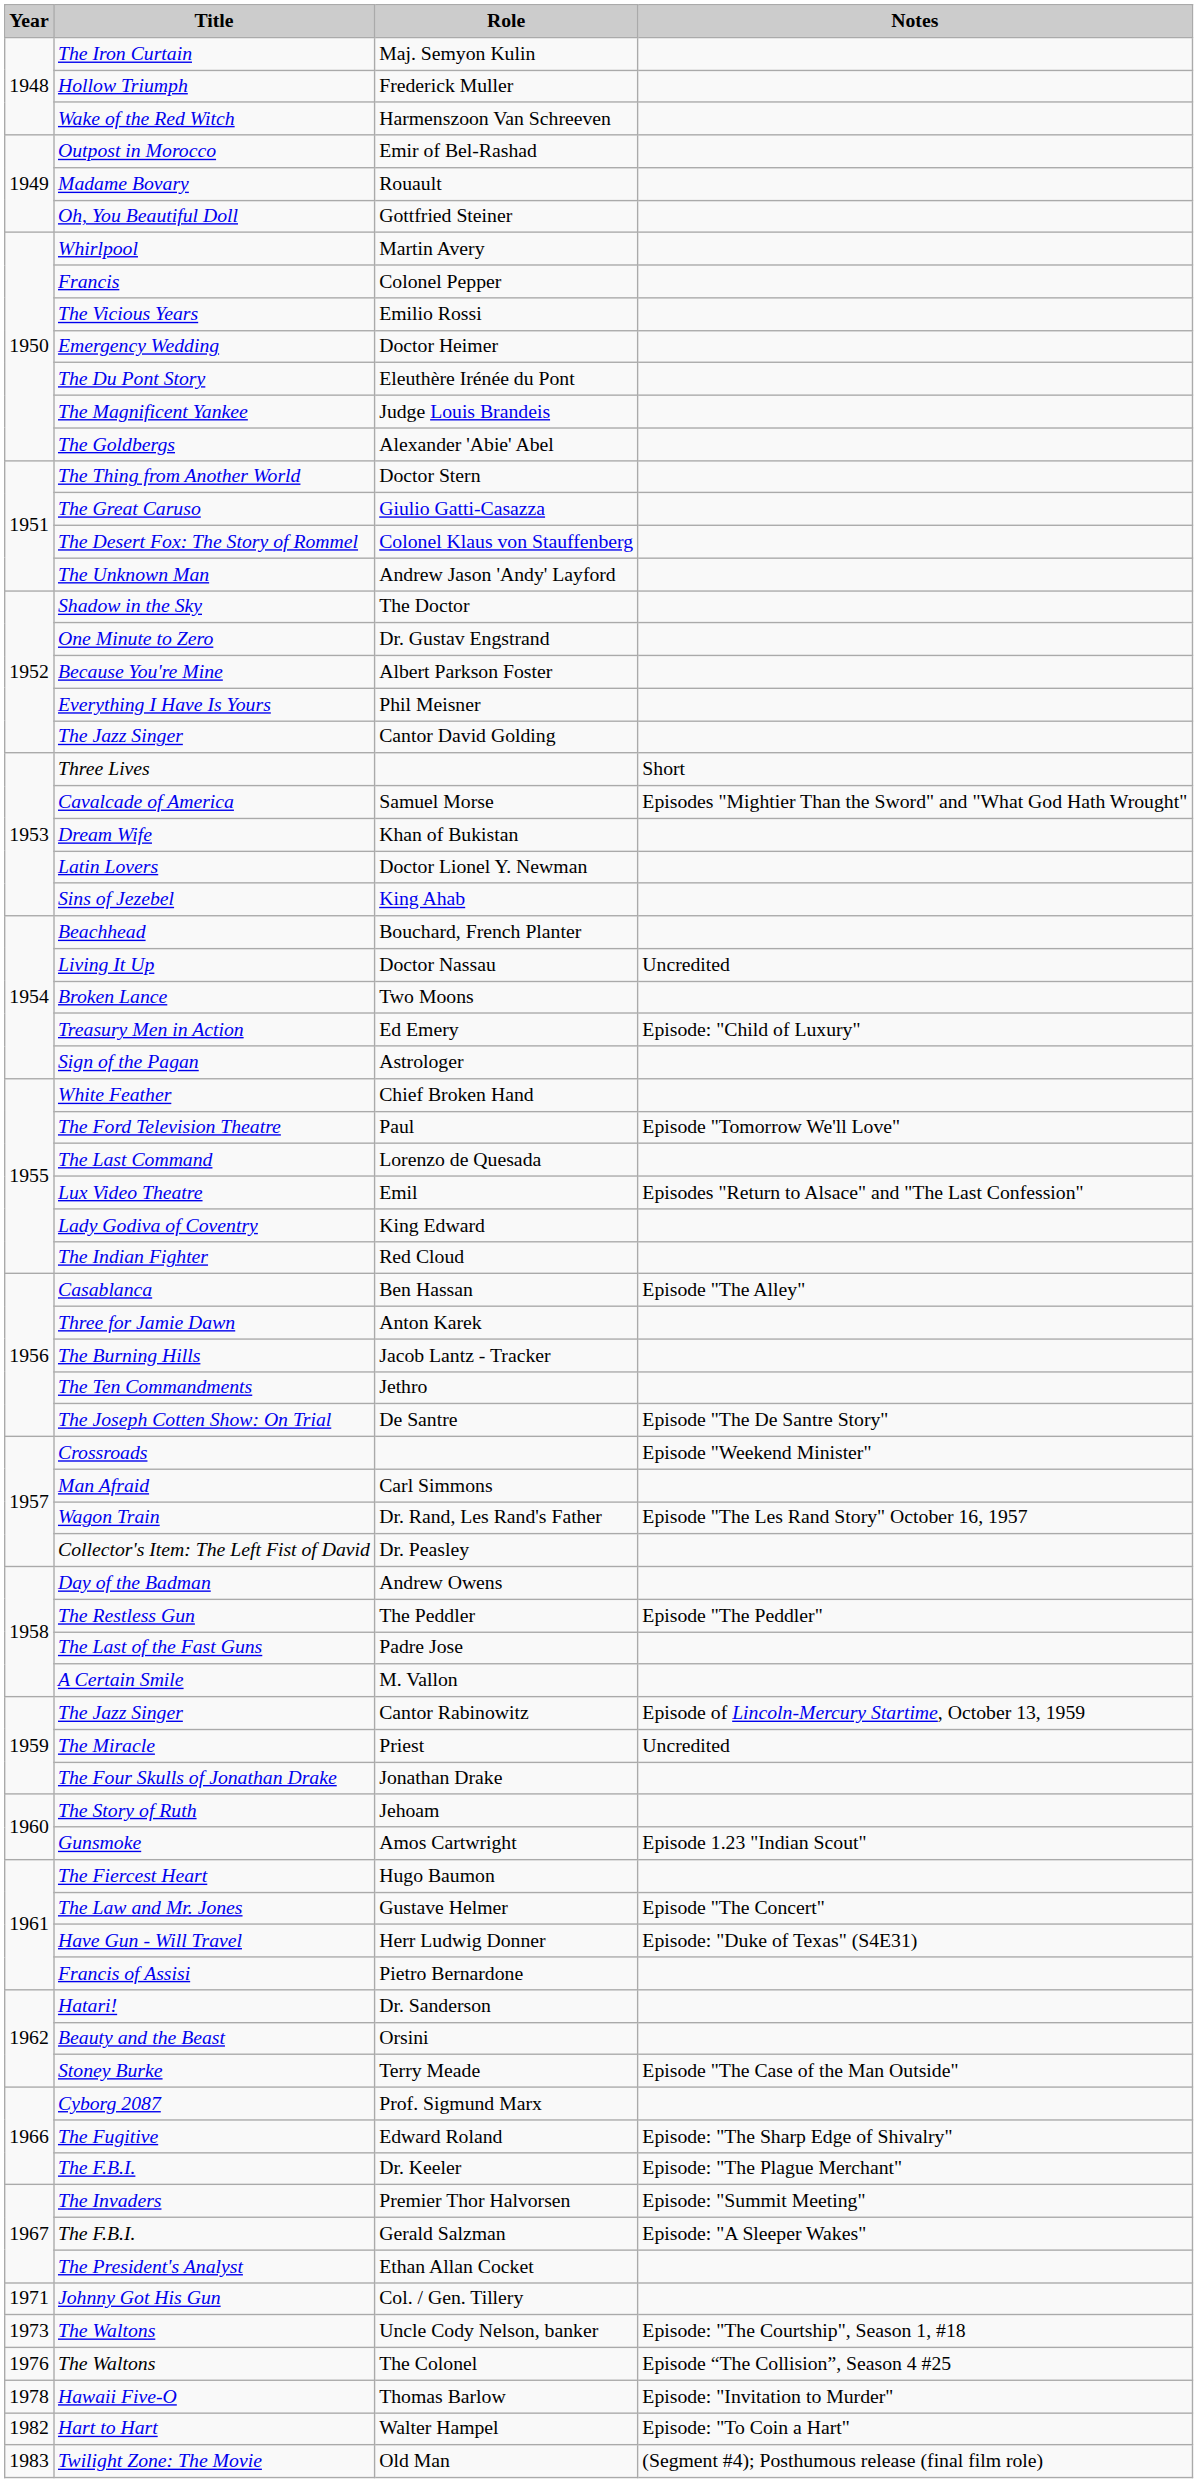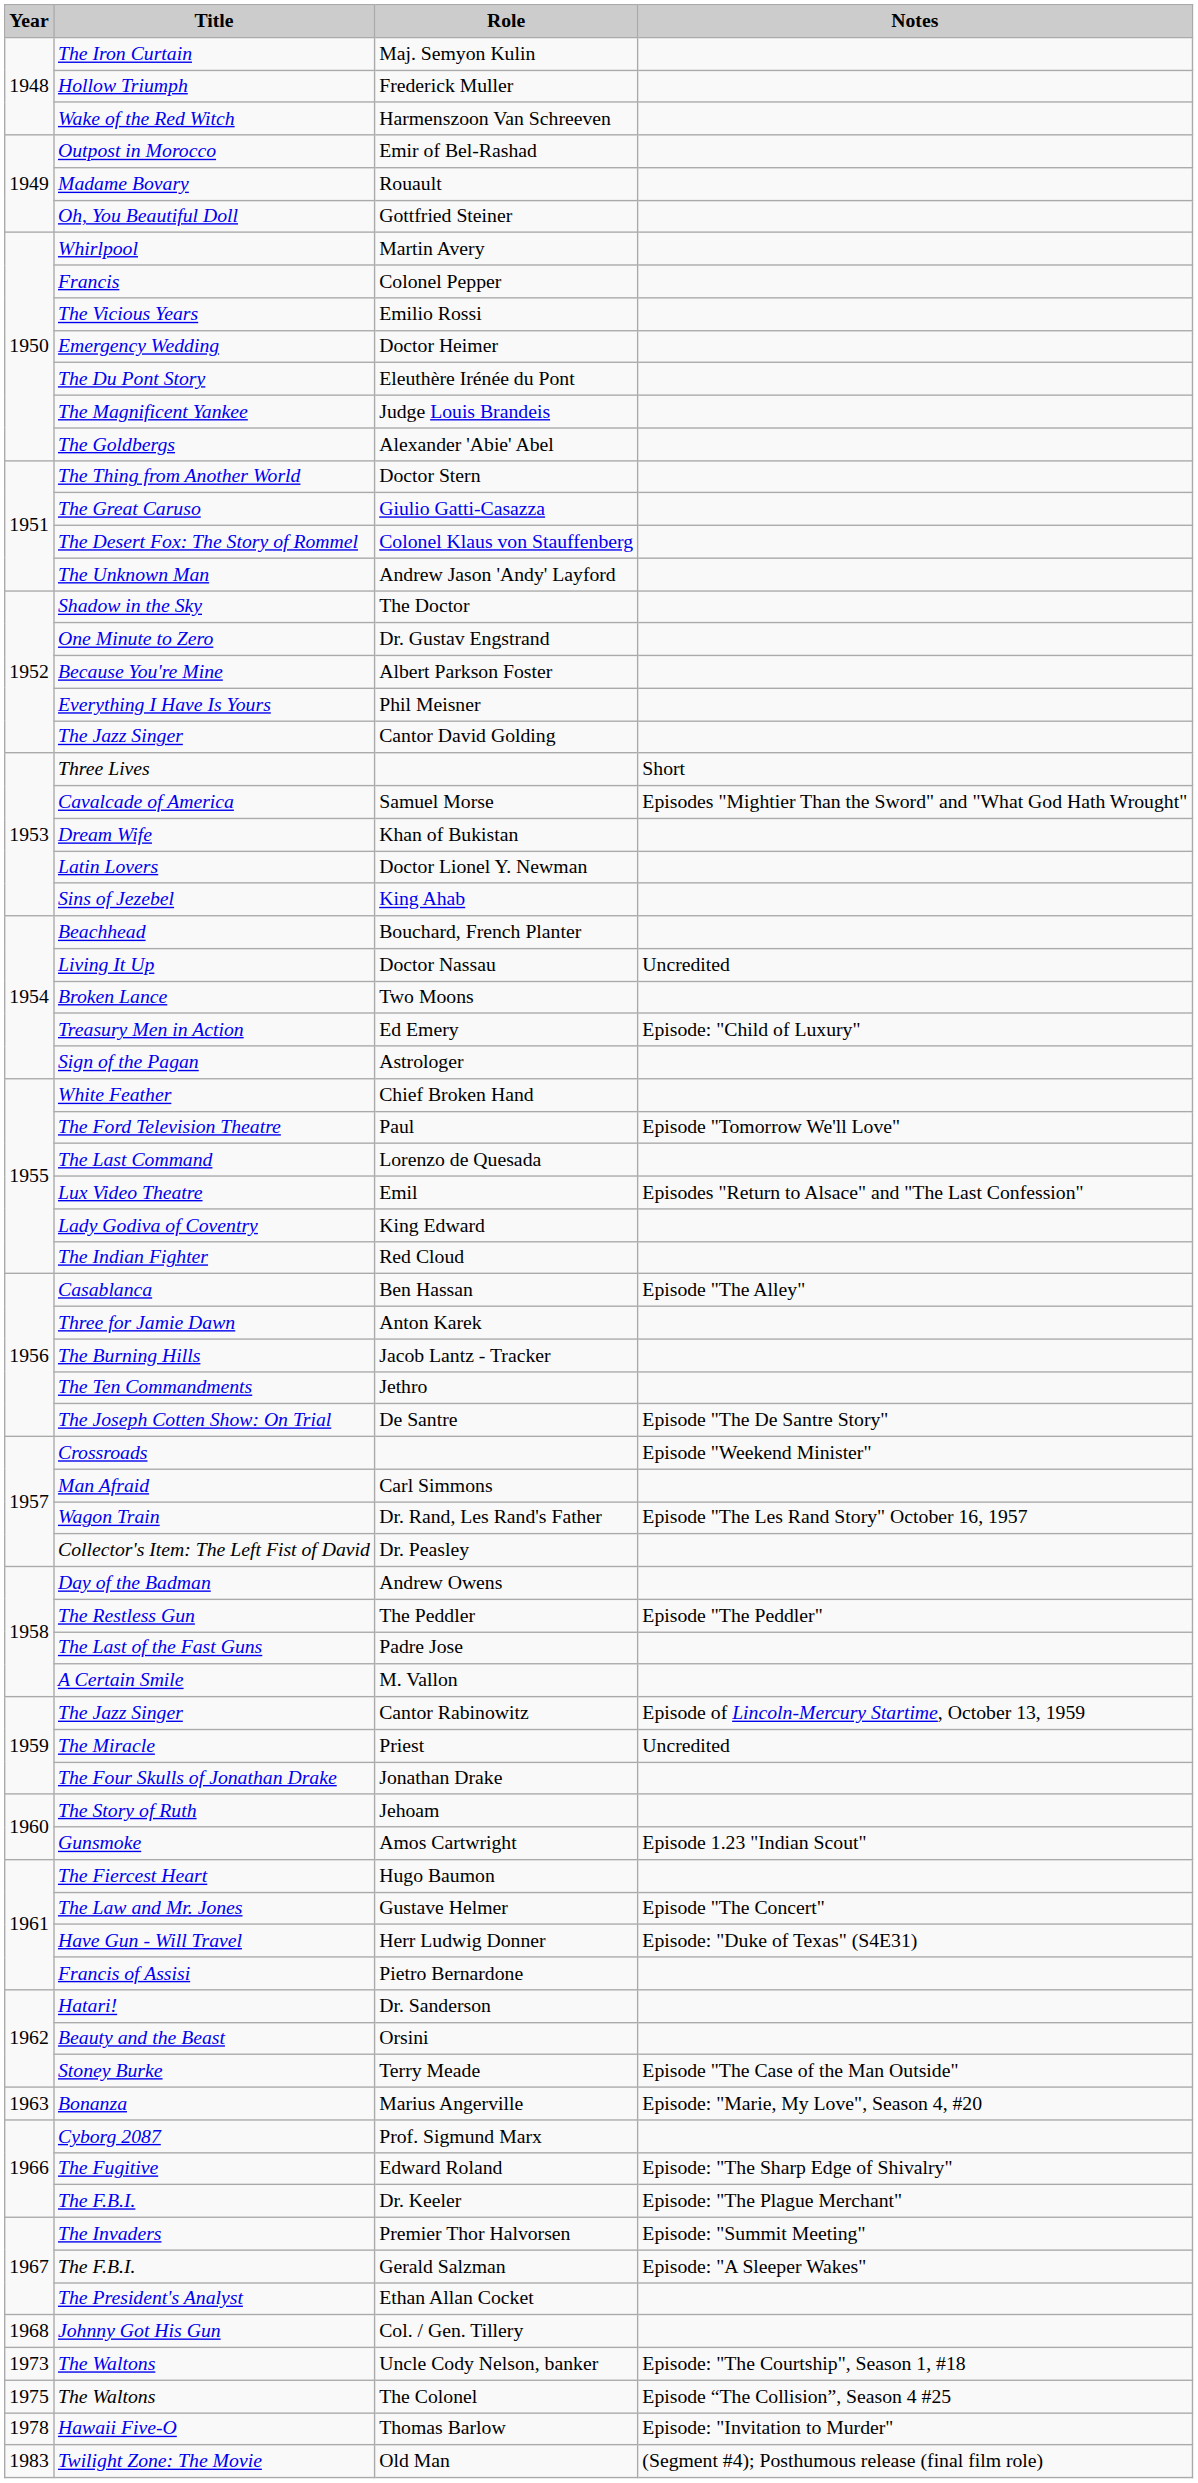+ row: (92, 2103)
(29, 2298) 1971 -> (29, 2331) 1968
(29, 2363) 1976 -> (29, 2396) 1975
- row: (108, 2428)
